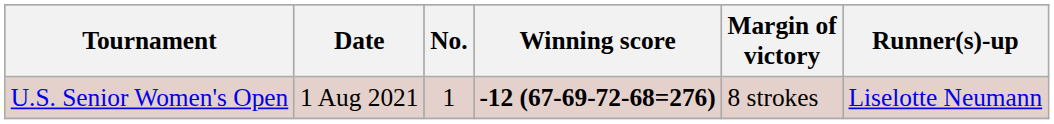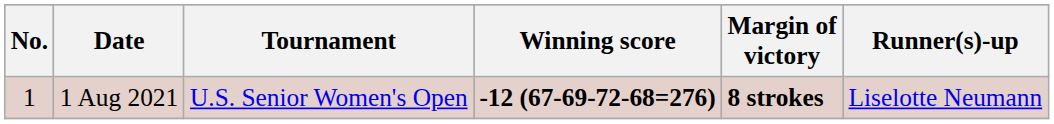columns swapped: (449, 40) <-> (149, 40)
(773, 97) normal -> (776, 97) bold
